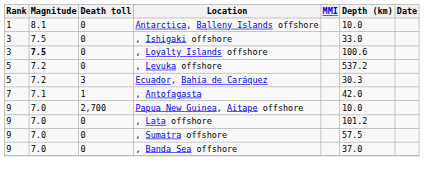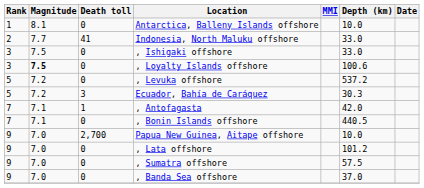+ row: (217, 39)
+ row: (196, 121)
